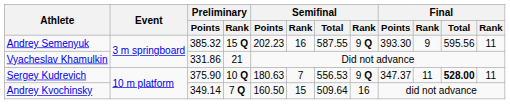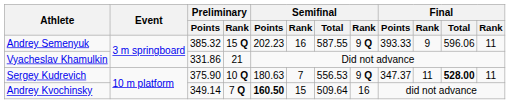(396, 44) 393.30 -> (396, 44) 393.33
(459, 44) 595.56 -> (459, 44) 596.06
(269, 91) normal -> (269, 91) bold
